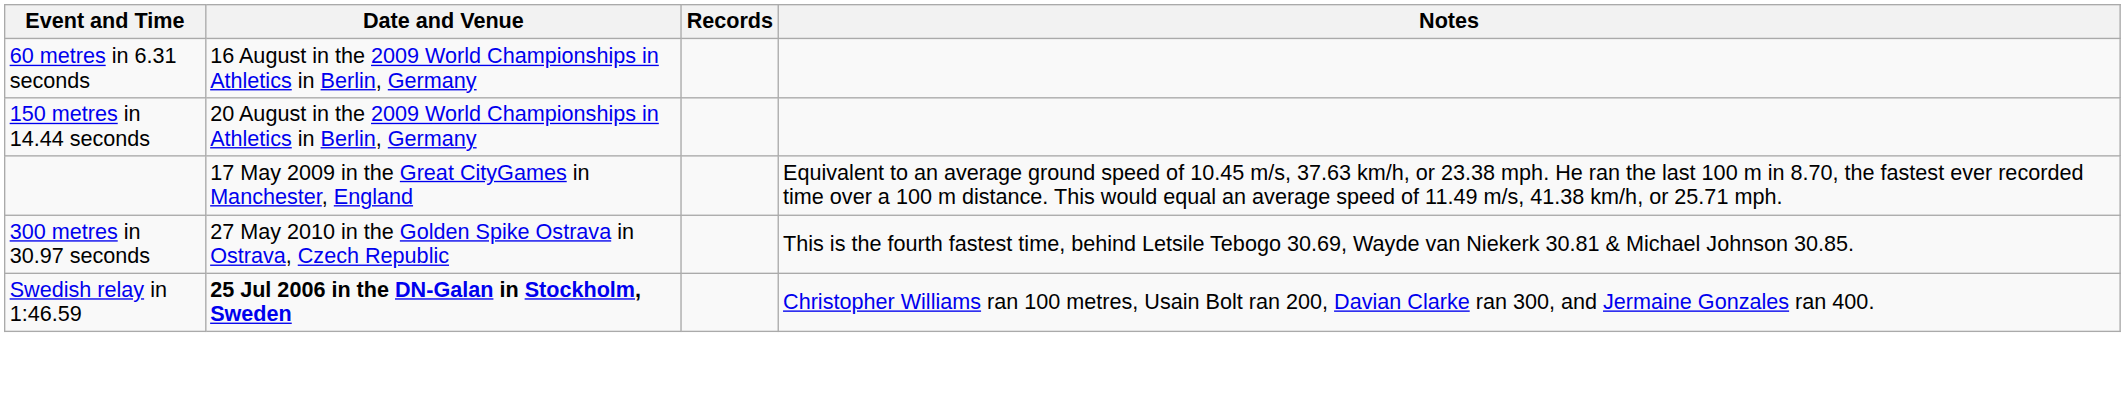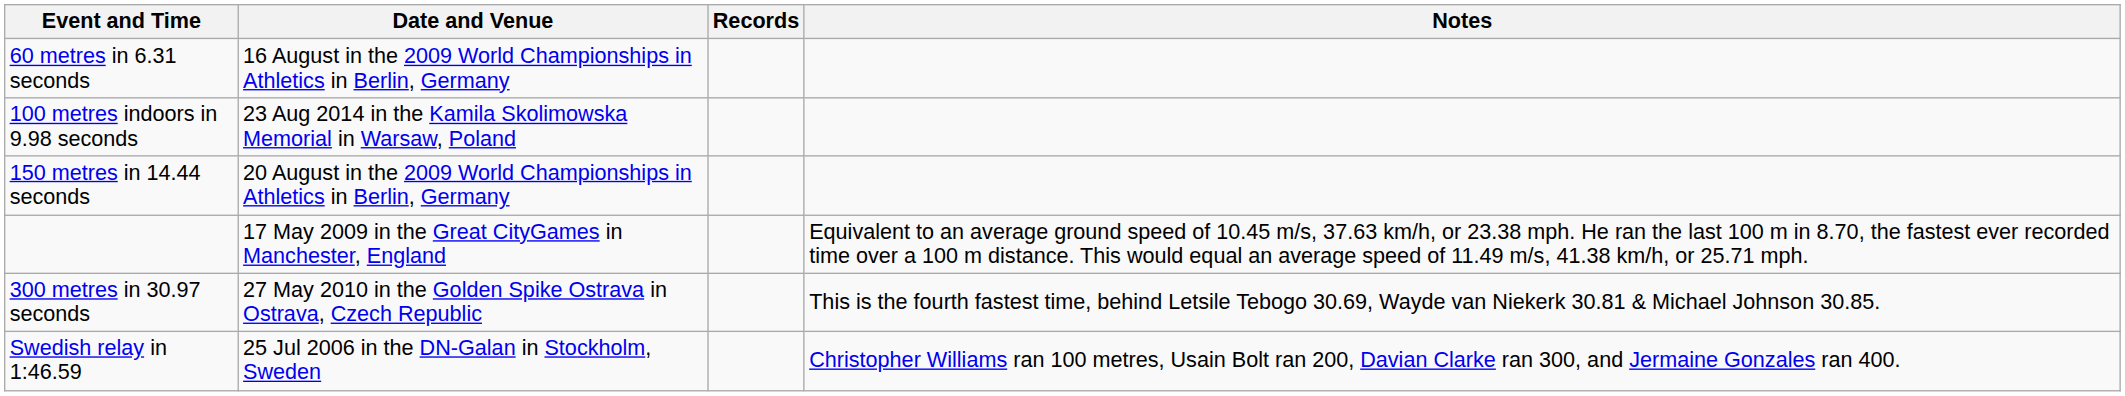+ row: (114, 126)
(426, 302) bold -> (447, 360) normal
